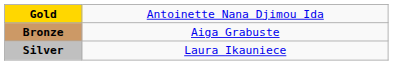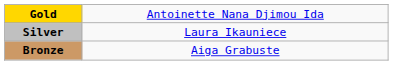rows swapped: (43, 51) <-> (43, 32)
